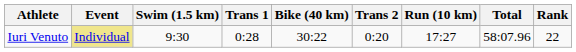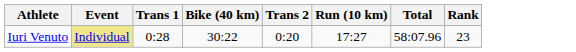- column: (177, 15)
(553, 36) 22 -> (463, 36) 23
